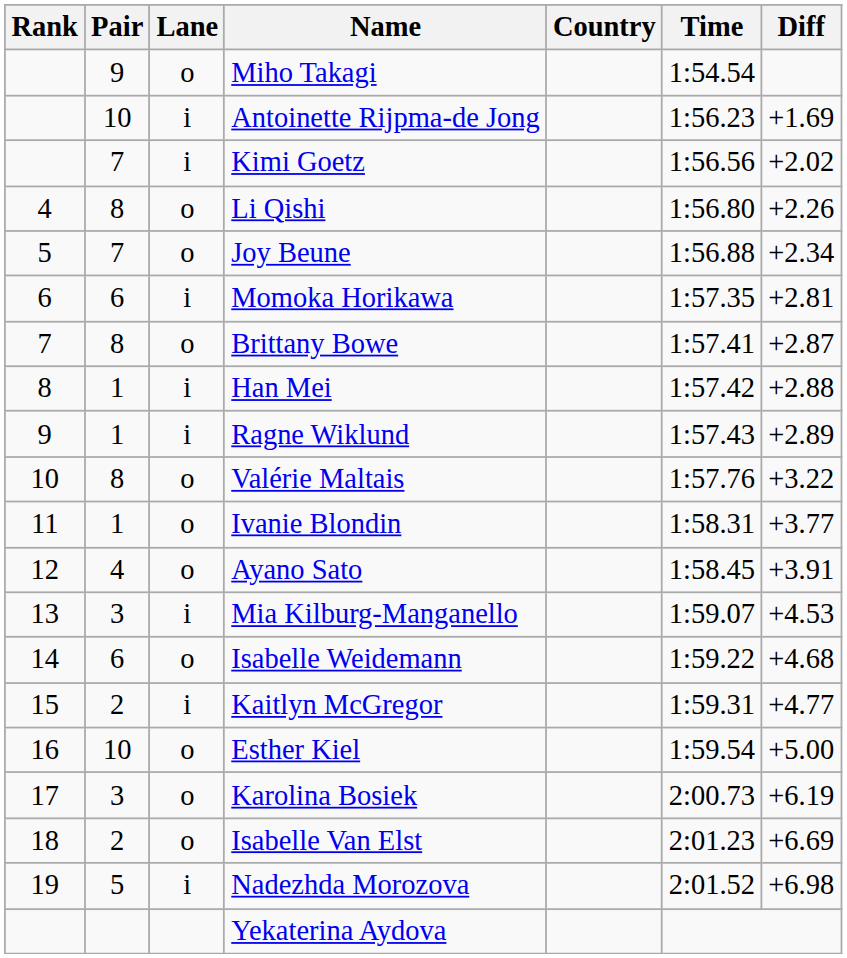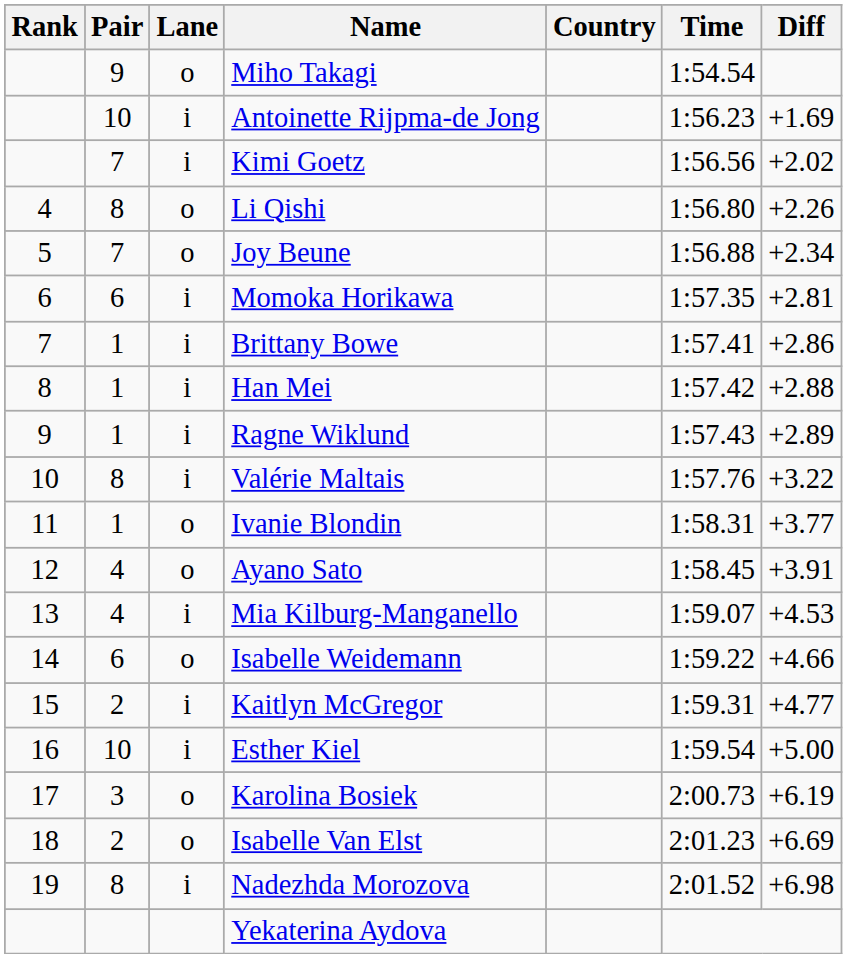(117, 343) 8 -> (117, 343) 1
(187, 343) o -> (187, 343) i
(801, 343) +2.87 -> (801, 343) +2.86
(187, 478) o -> (187, 478) i
(117, 614) 3 -> (117, 614) 4
(801, 659) +4.68 -> (801, 659) +4.66
(187, 749) o -> (187, 749) i
(117, 885) 5 -> (117, 885) 8
